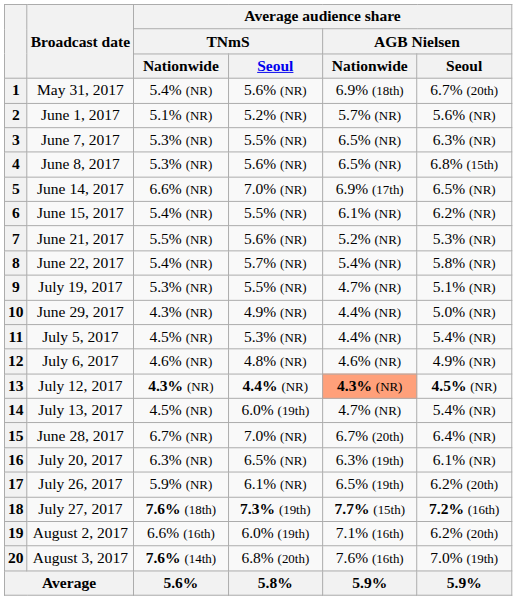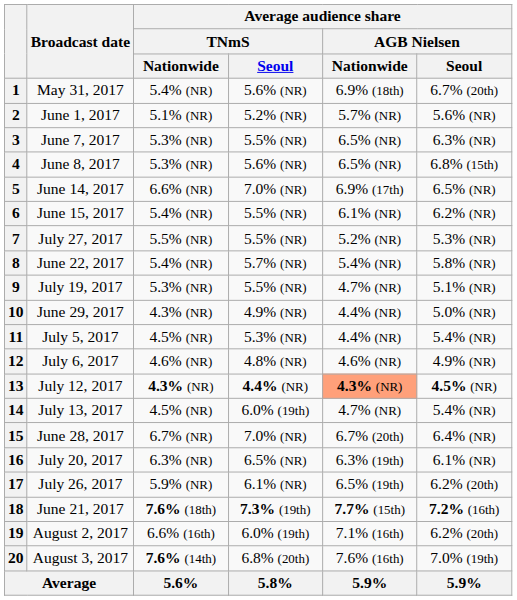(80, 238) June 21, 2017 -> (80, 238) July 27, 2017
(275, 238) 5.6% (NR) -> (275, 238) 5.5% (NR)
(80, 509) July 27, 2017 -> (80, 509) June 21, 2017
